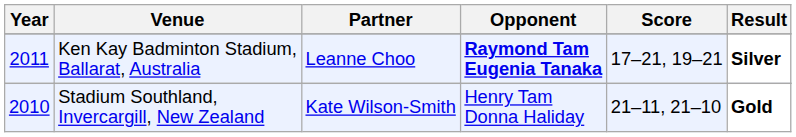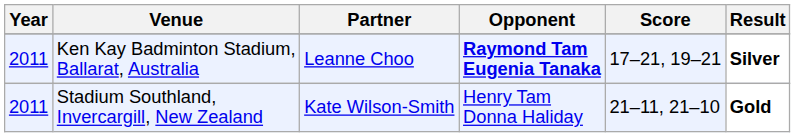(29, 108) 2010 -> (29, 108) 2011
